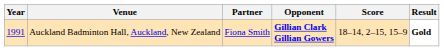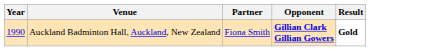- column: (373, 12)
(16, 33) 1991 -> (16, 33) 1990
